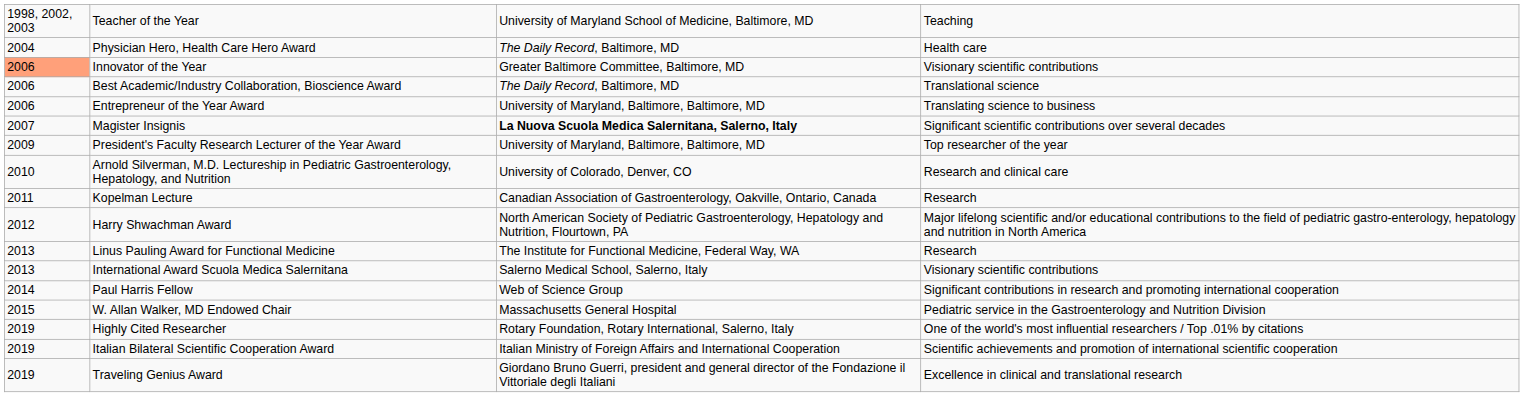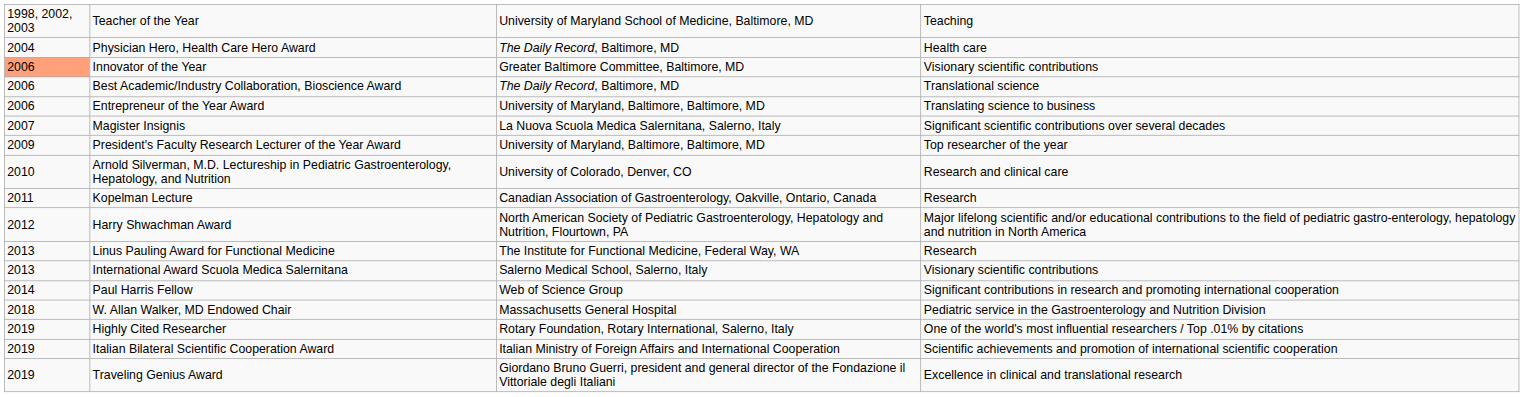(648, 125) bold -> (640, 125) normal
(21, 309) 2015 -> (21, 309) 2018
